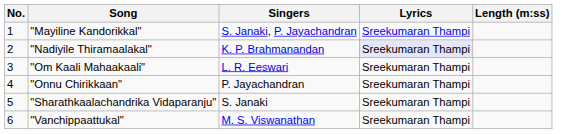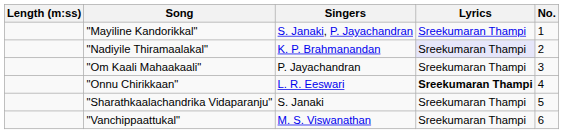columns swapped: (16, 13) <-> (512, 13)
(255, 67) L. R. Eeswari -> (319, 67) P. Jayachandran
(263, 85) P. Jayachandran -> (311, 85) L. R. Eeswari
(416, 85) normal -> (475, 85) bold
